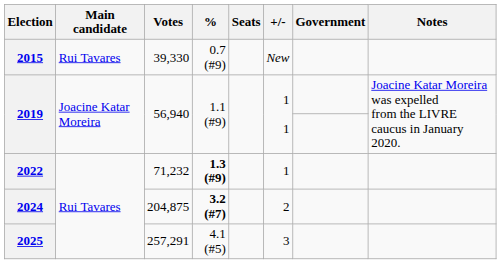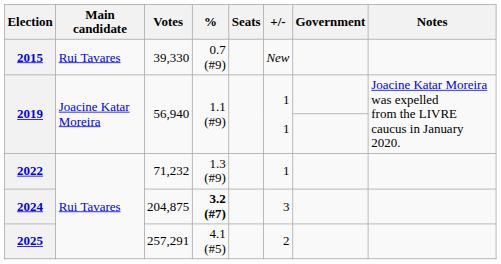(215, 171) bold -> (215, 171) normal
(286, 206) 2 -> (286, 206) 3
(286, 241) 3 -> (286, 241) 2
